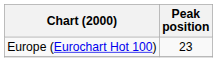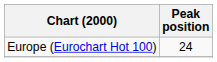(186, 47) 23 -> (186, 47) 24
